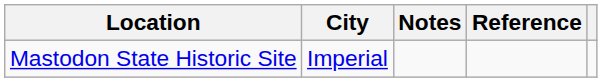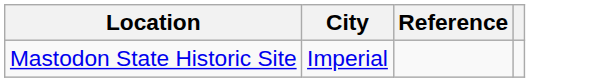- column: (430, 22)
